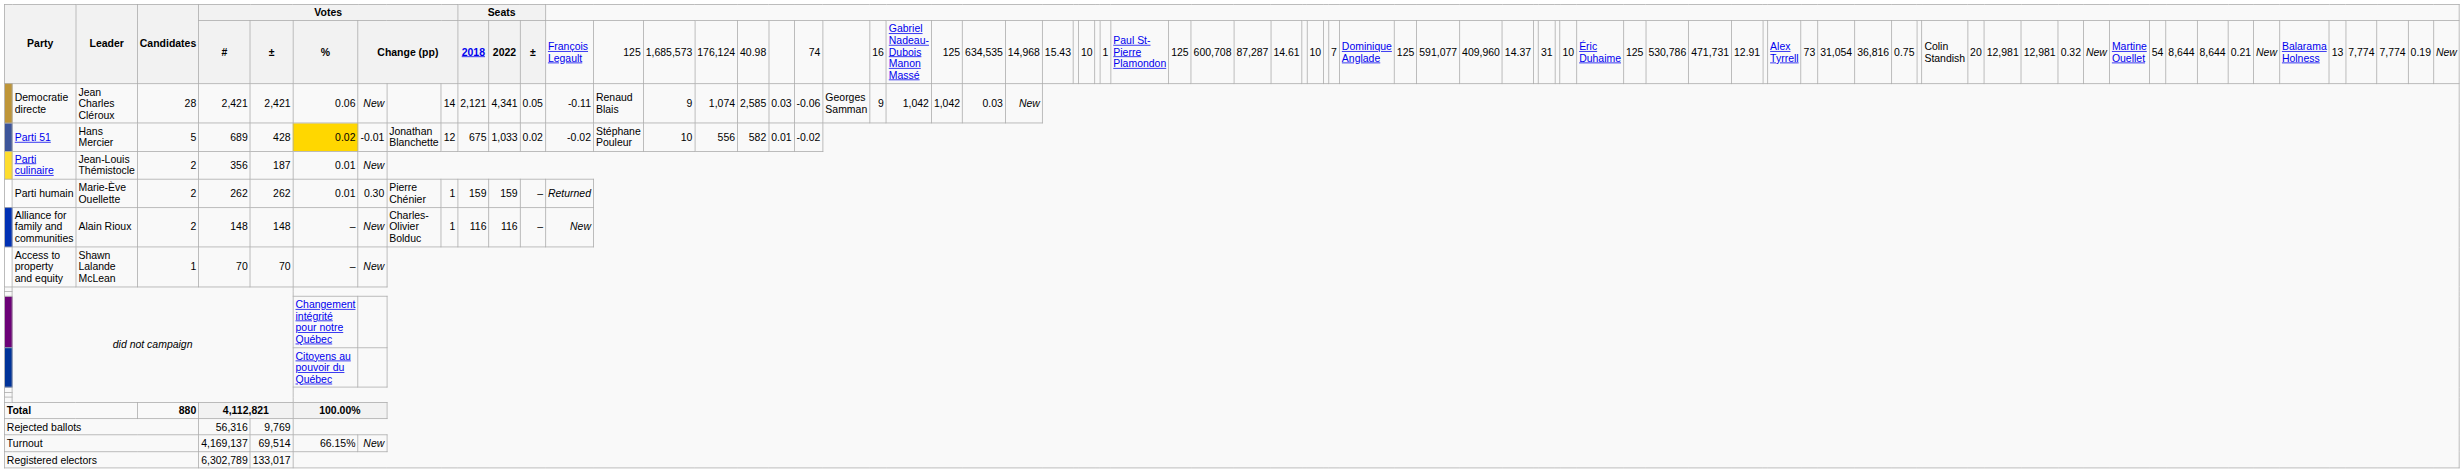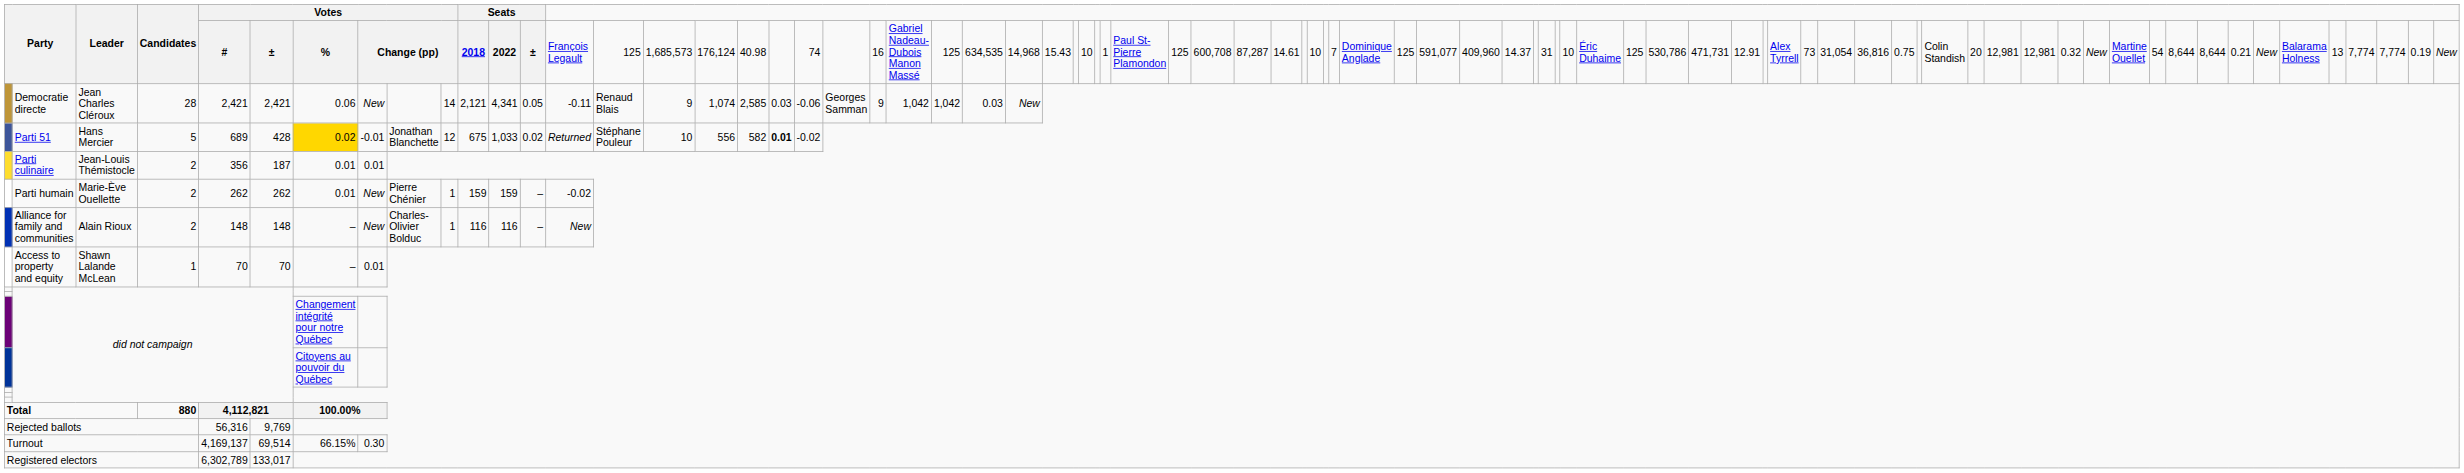(579, 137) -0.02 -> (569, 137) Returned
(781, 137) normal -> (781, 137) bold
(374, 165) New -> (374, 165) 0.01
(374, 193) 0.30 -> (374, 193) New
(569, 193) Returned -> (579, 193) -0.02
(374, 266) New -> (374, 266) 0.01
(374, 443) New -> (374, 443) 0.30
